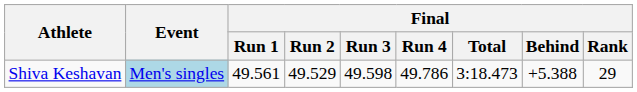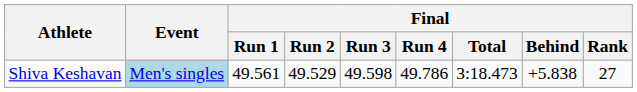(552, 73) +5.388 -> (552, 73) +5.838
(607, 73) 29 -> (607, 73) 27
